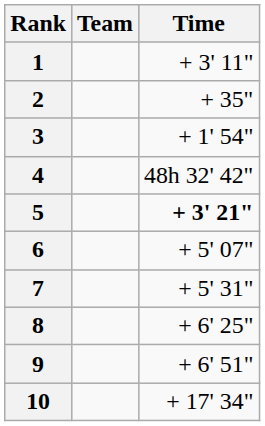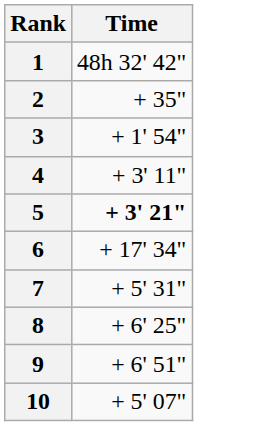- column: (105, 23)
(216, 61) + 3' 11" -> (132, 61) 48h 32' 42"
(199, 174) 48h 32' 42" -> (149, 174) + 3' 11"
(216, 250) + 5' 07" -> (143, 250) + 17' 34"
(210, 401) + 17' 34" -> (149, 401) + 5' 07"
